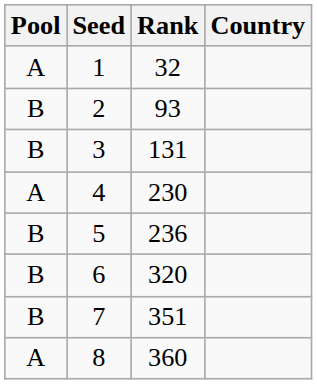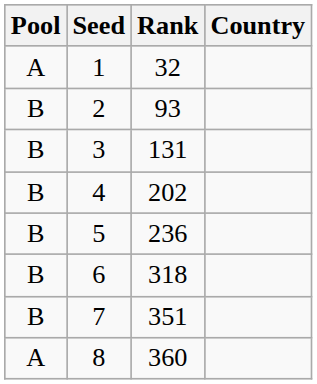(36, 191) A -> (36, 191) B
(168, 191) 230 -> (168, 191) 202
(168, 274) 320 -> (168, 274) 318
